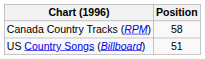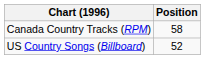(177, 46) 51 -> (177, 46) 52
